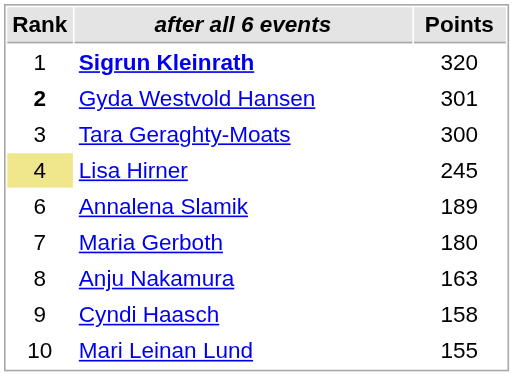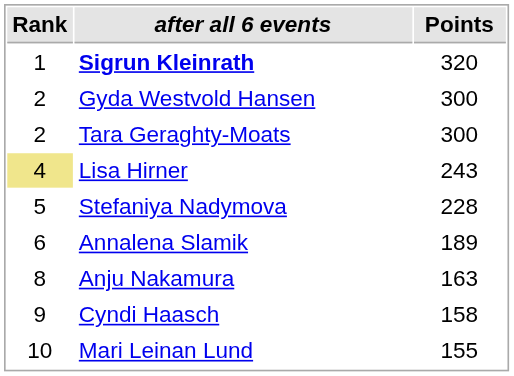(40, 98) bold -> (40, 98) normal
(459, 98) 301 -> (459, 98) 300
(40, 134) 3 -> (40, 134) 2
(459, 170) 245 -> (459, 170) 243
+ row: (183, 207)
- row: (151, 243)
